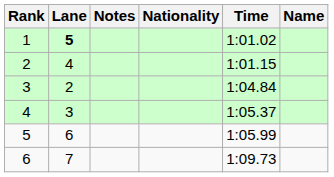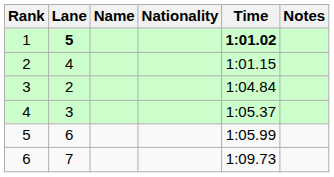columns swapped: (304, 16) <-> (115, 16)
(251, 40) normal -> (251, 40) bold
